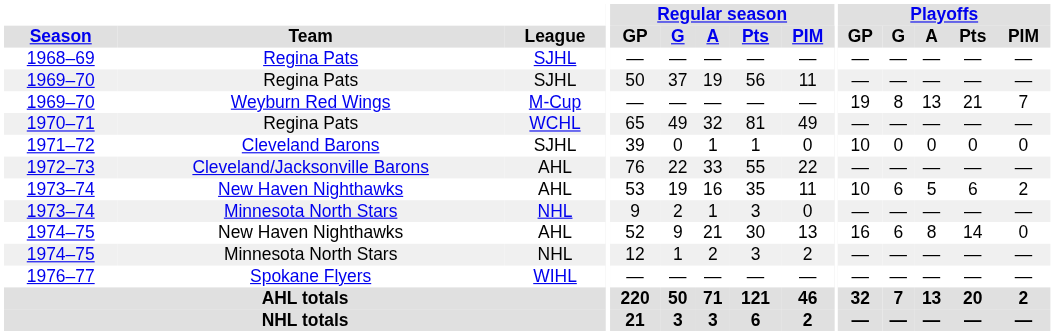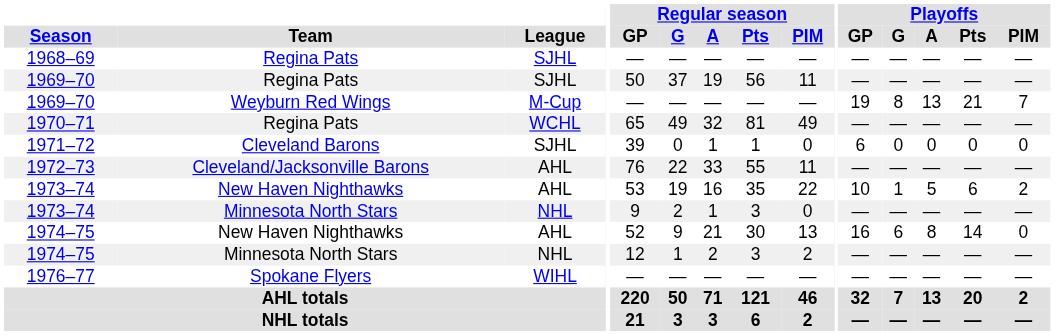(860, 145) 10 -> (860, 145) 6
(808, 167) 22 -> (808, 167) 11
(808, 189) 11 -> (808, 189) 22
(898, 189) 6 -> (898, 189) 1
